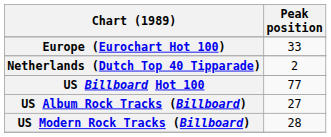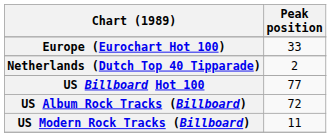(295, 104) 27 -> (295, 104) 72
(295, 123) 28 -> (295, 123) 11
